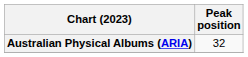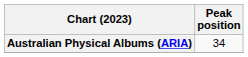(219, 43) 32 -> (219, 43) 34
